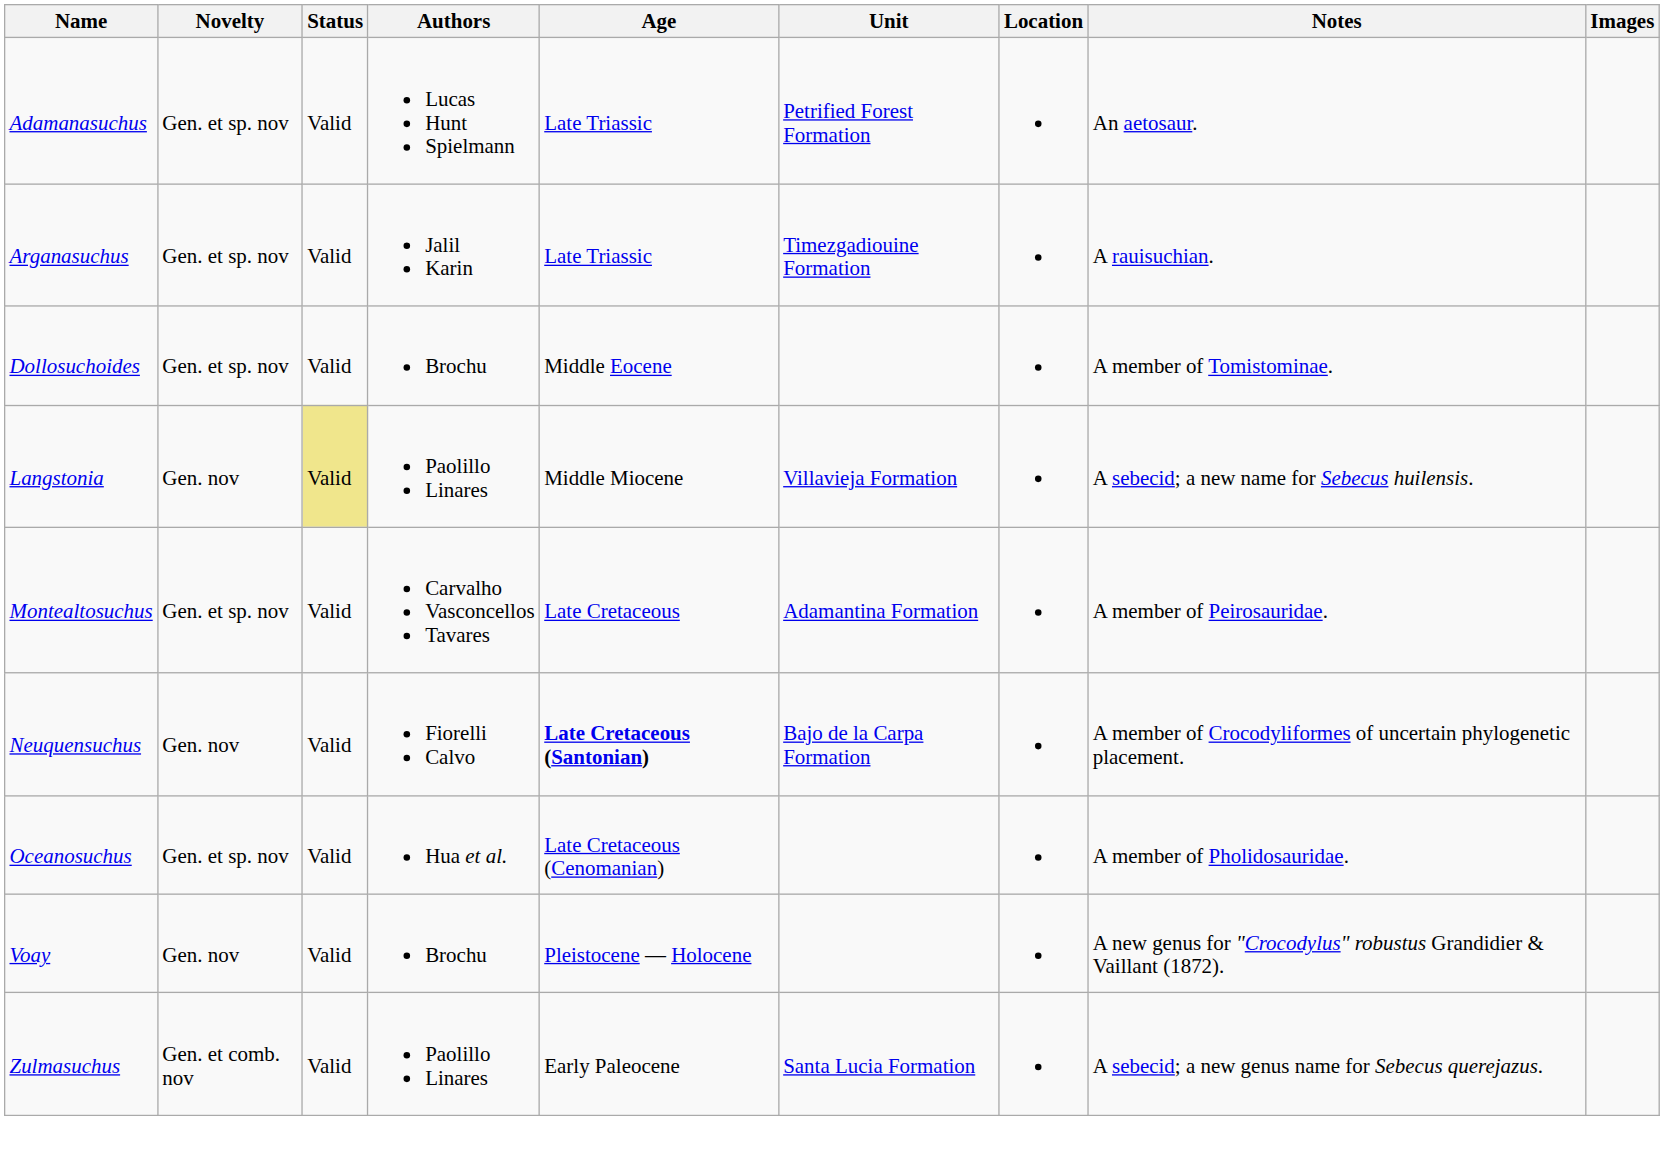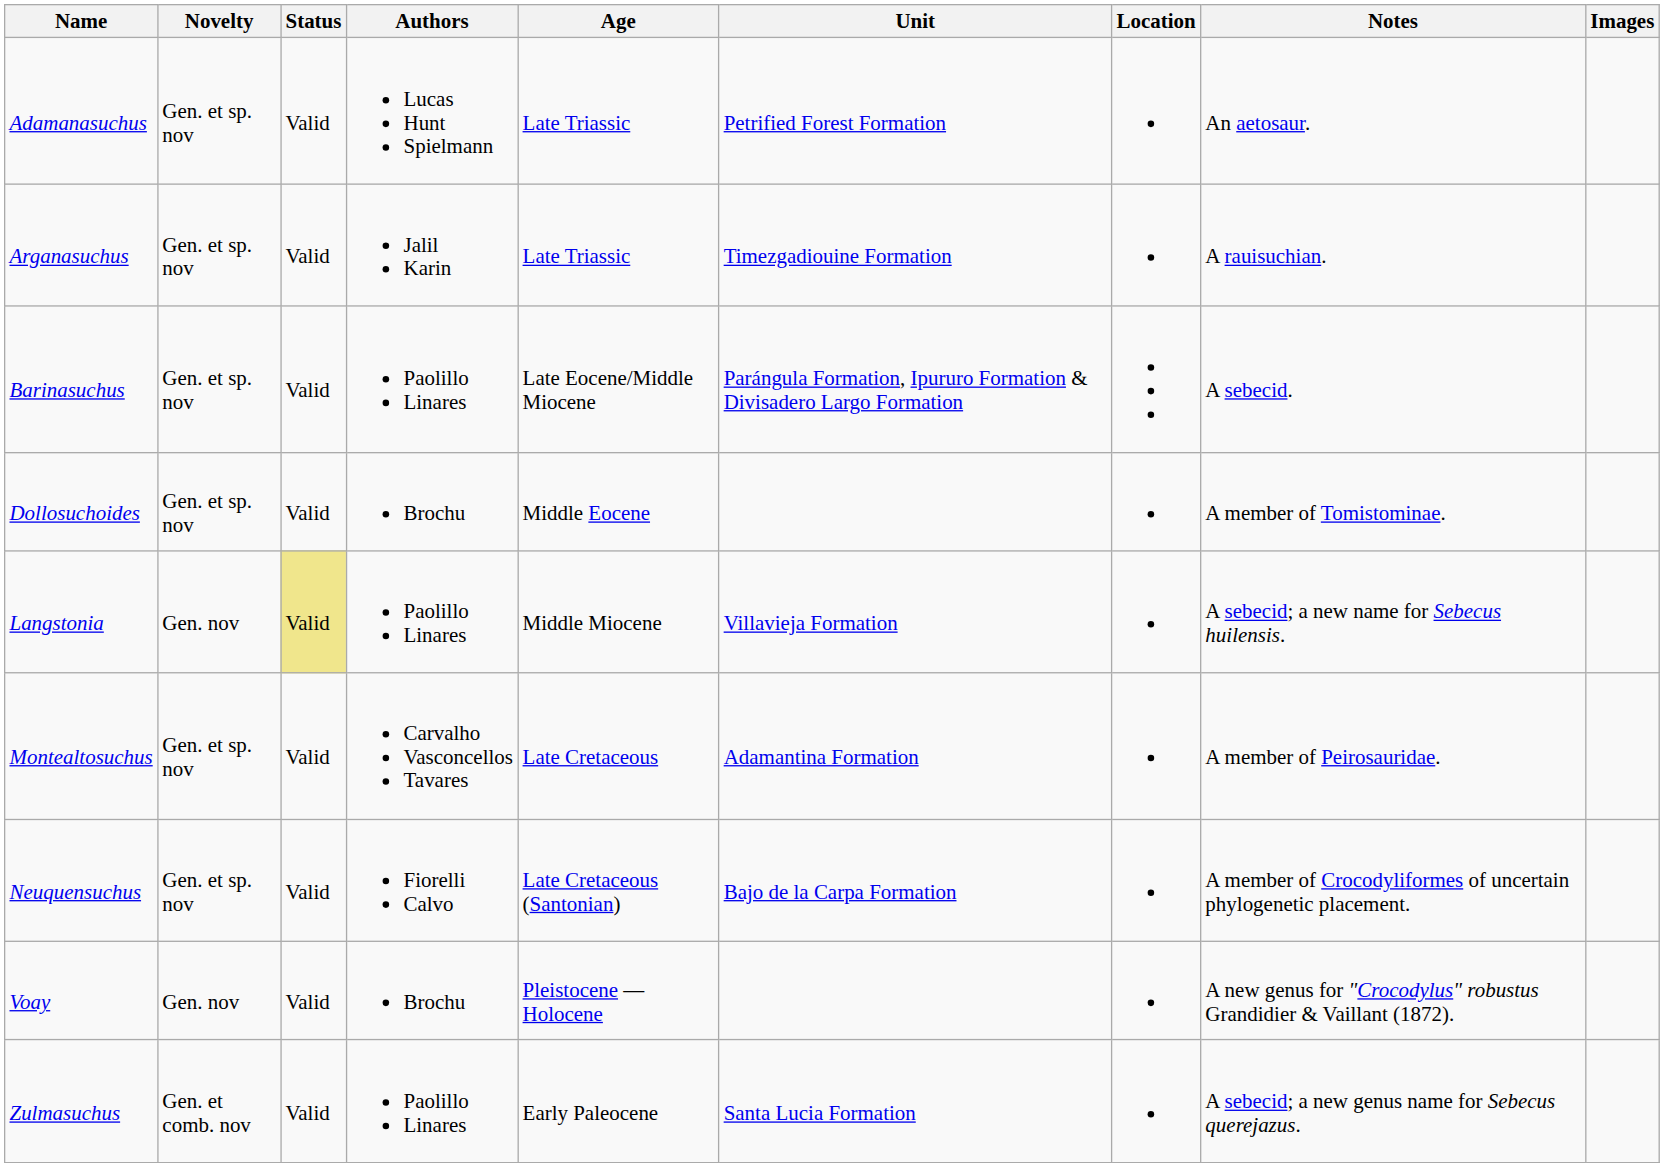+ row: (67, 390)
(201, 745) Gen. nov -> (207, 891) Gen. et sp. nov
(617, 745) bold -> (590, 891) normal
- row: (71, 856)
